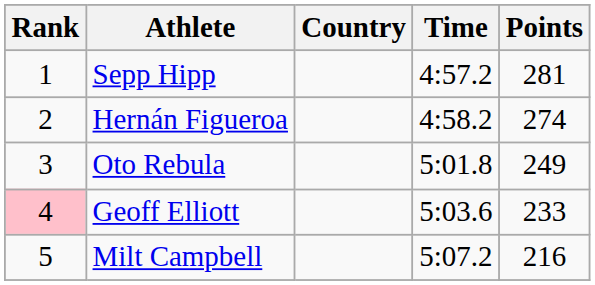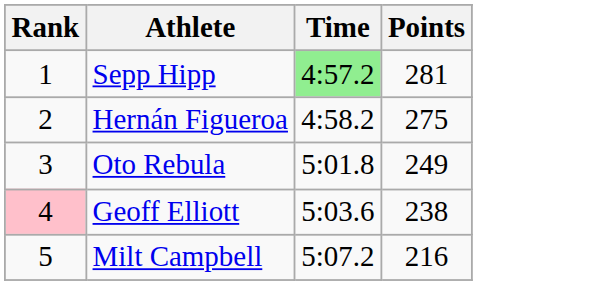- column: (354, 27)
(456, 73) no background -> (338, 73) lightgreen background
(544, 119) 274 -> (426, 119) 275
(544, 211) 233 -> (426, 211) 238
